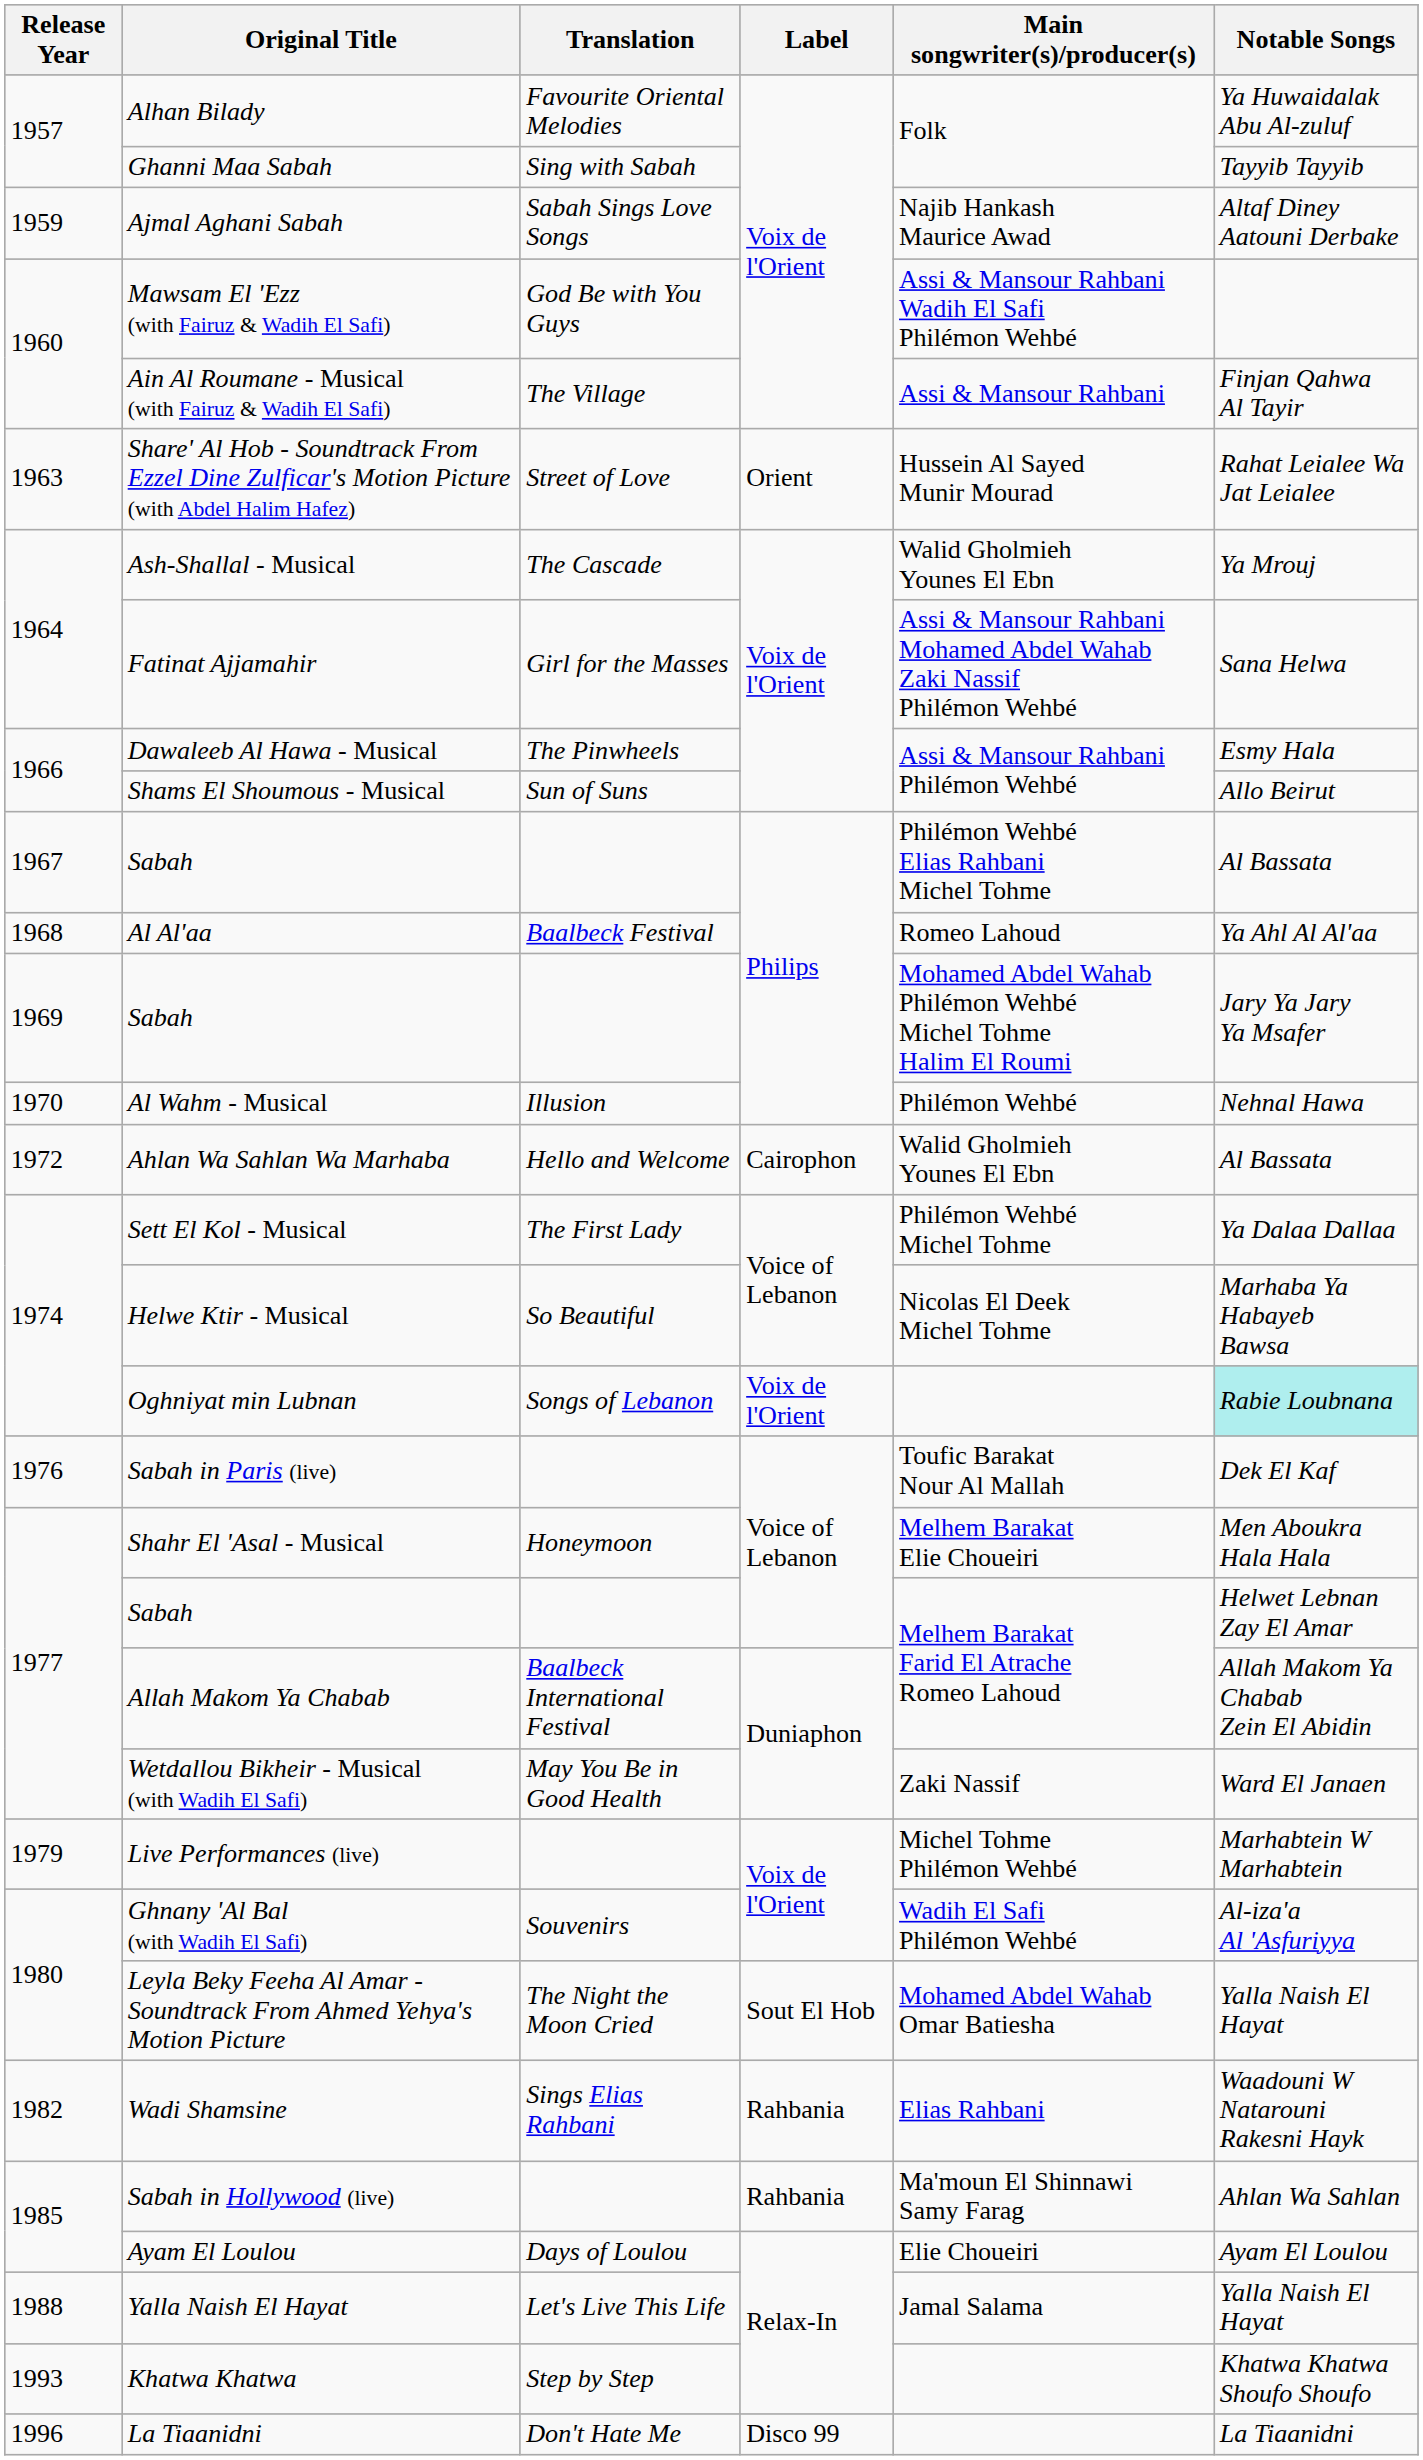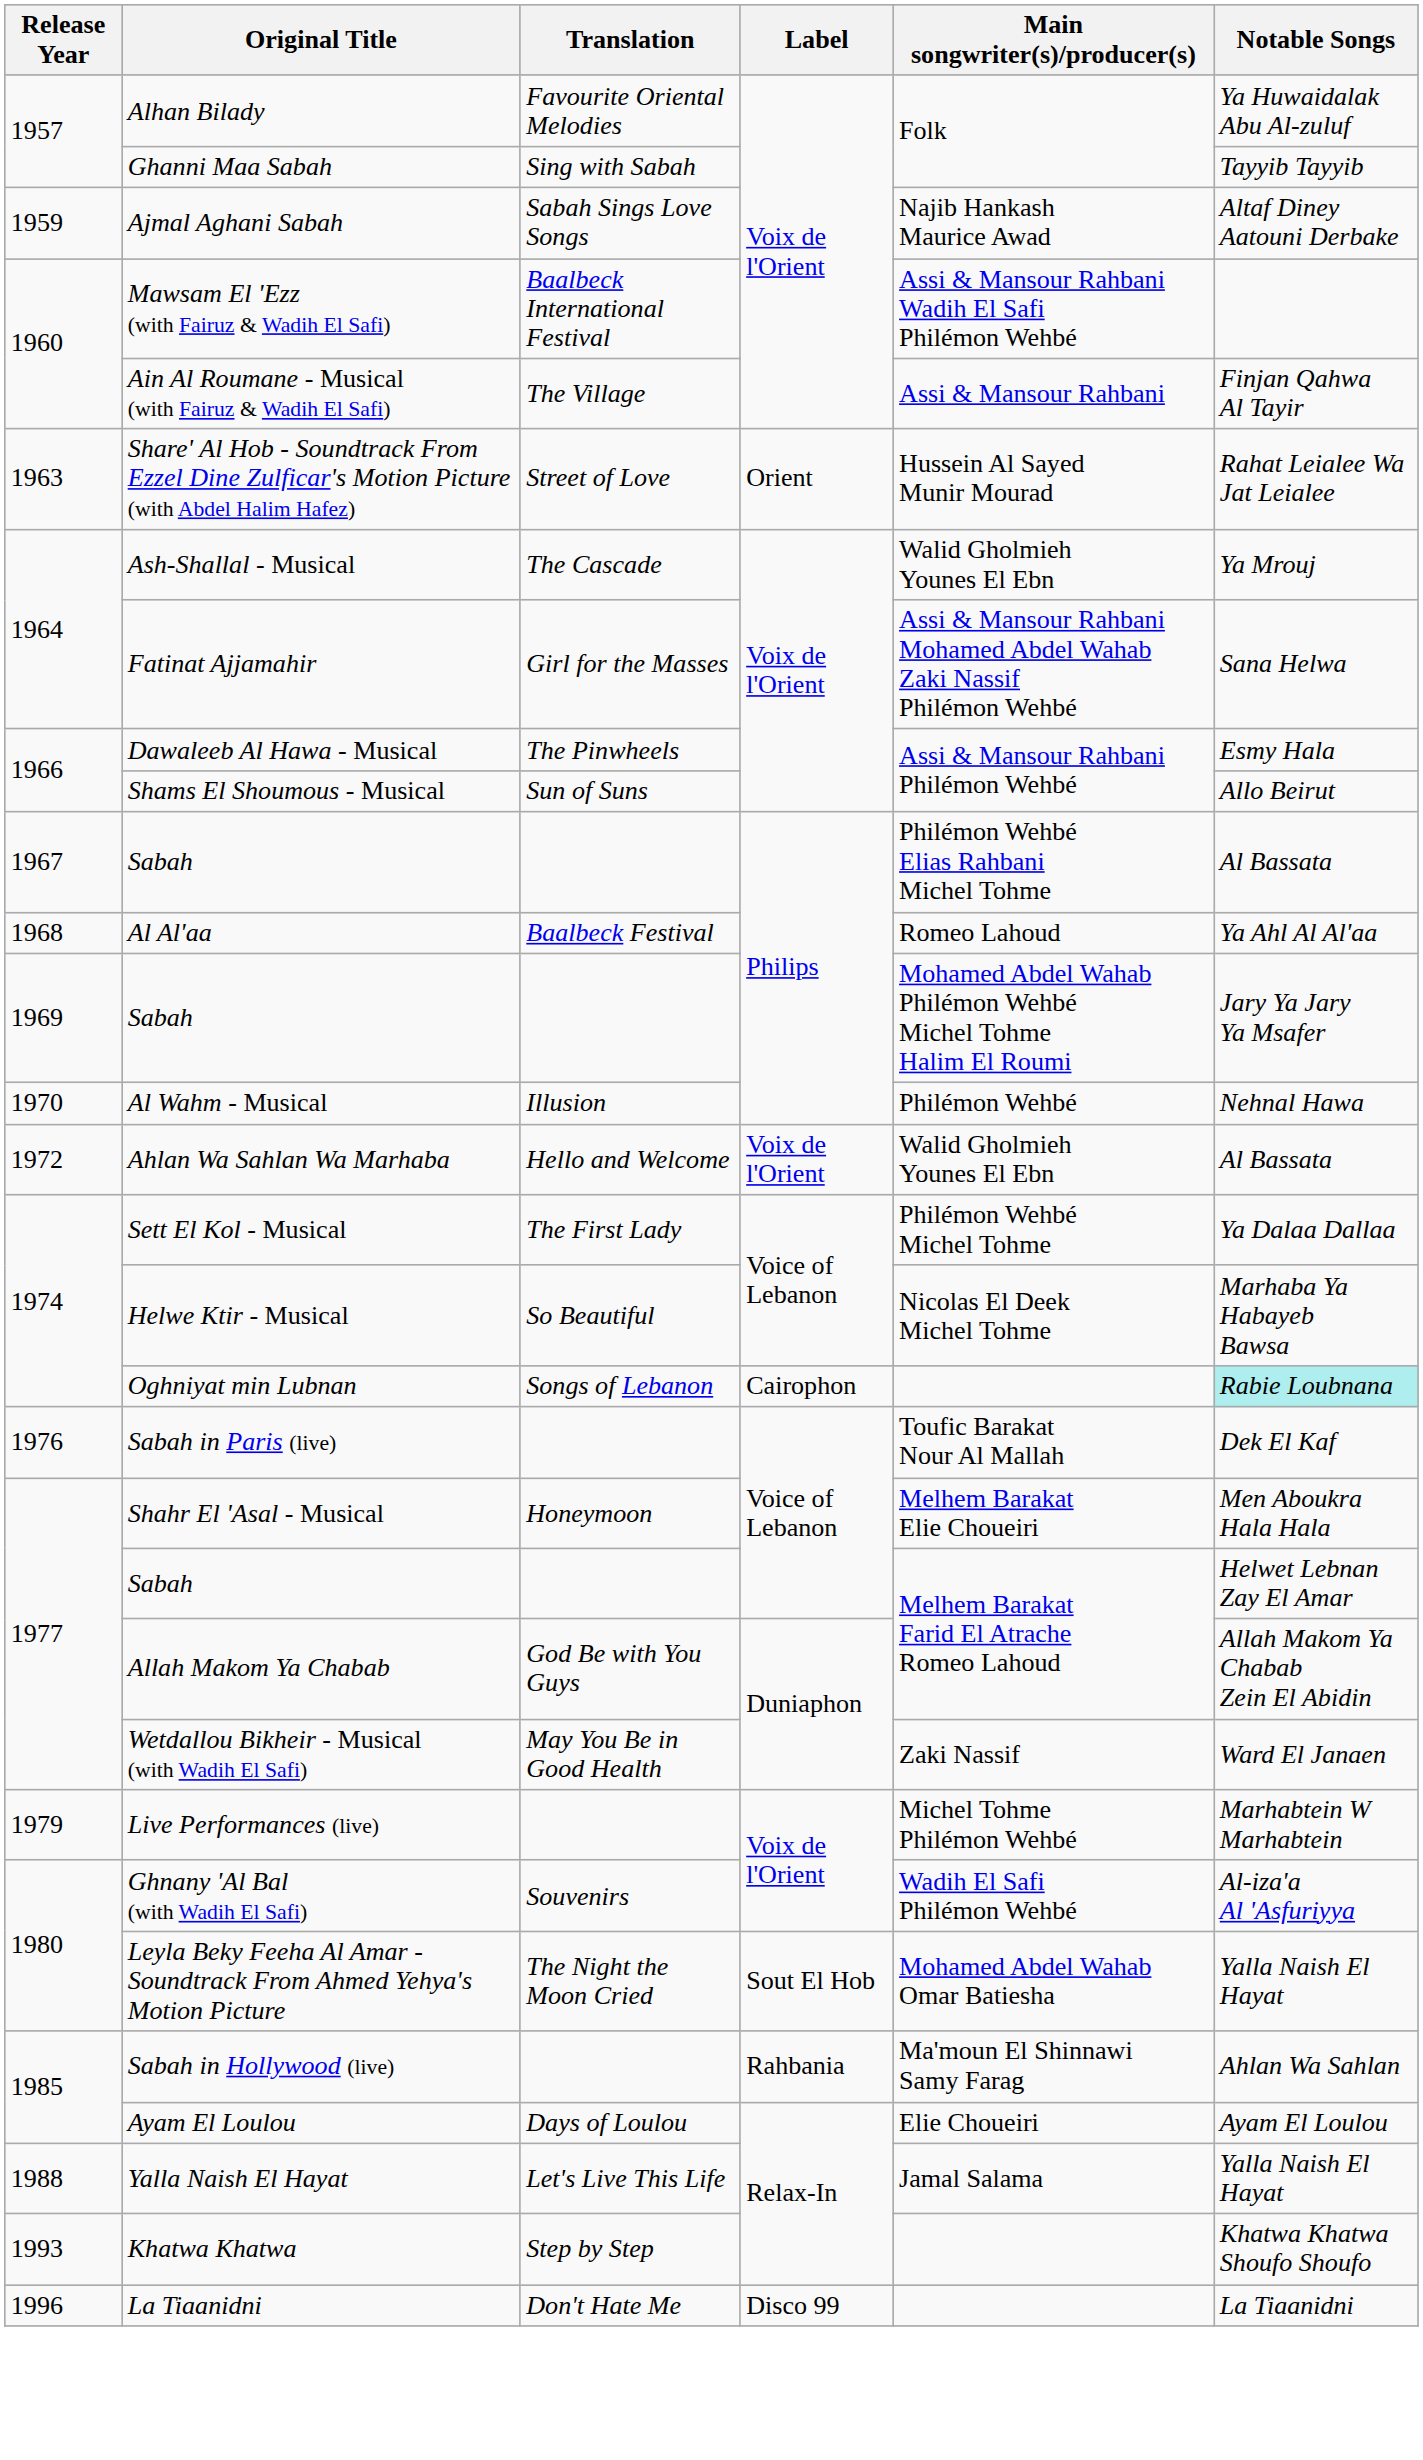(614, 307) God Be with You Guys -> (595, 307) Baalbeck International Festival
(801, 1159) Cairophon -> (786, 1159) Voix de l'Orient
(786, 1400) Voix de l'Orient -> (801, 1385) Cairophon
(595, 1697) Baalbeck International Festival -> (614, 1668) God Be with You Guys
- row: (37, 2110)
